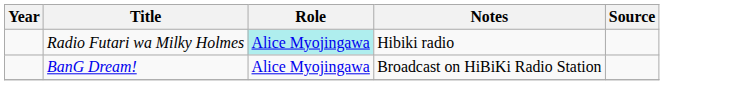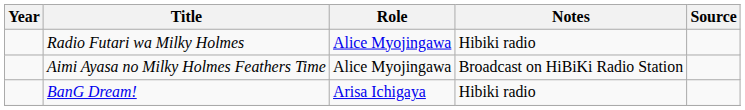(311, 42) paleturquoise background -> (392, 42) no background
+ row: (186, 67)
(311, 67) Alice Myojingawa -> (379, 92) Arisa Ichigaya
(489, 67) Broadcast on HiBiKi Radio Station -> (497, 92) Hibiki radio
